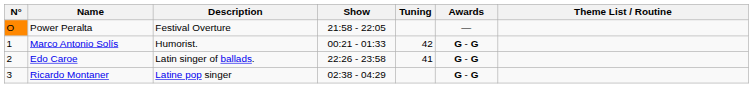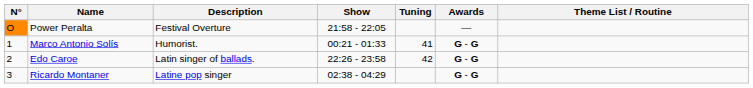(427, 43) 42 -> (427, 43) 41
(427, 59) 41 -> (427, 59) 42
